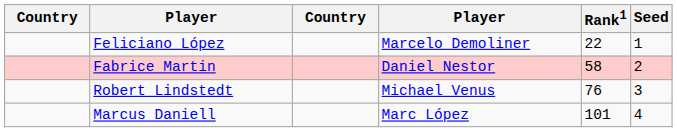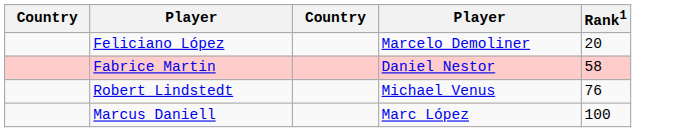- column: (651, 18)
(593, 44) 22 -> (593, 44) 20
(598, 115) 101 -> (598, 115) 100
